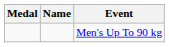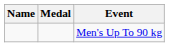columns swapped: (22, 14) <-> (57, 14)
